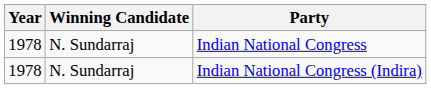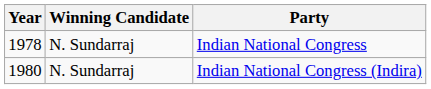(25, 70) 1978 -> (25, 70) 1980
